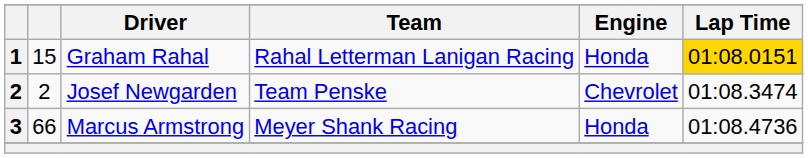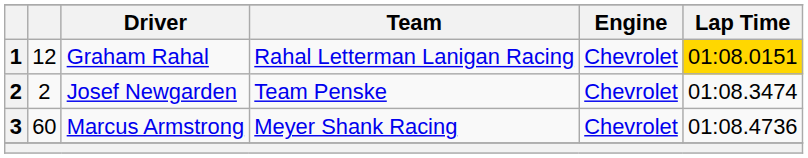(44, 57) 15 -> (44, 57) 12
(616, 57) Honda -> (631, 57) Chevrolet
(44, 126) 66 -> (44, 126) 60
(616, 126) Honda -> (631, 126) Chevrolet
